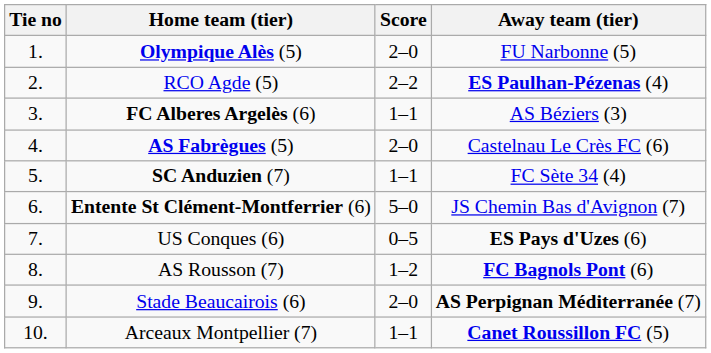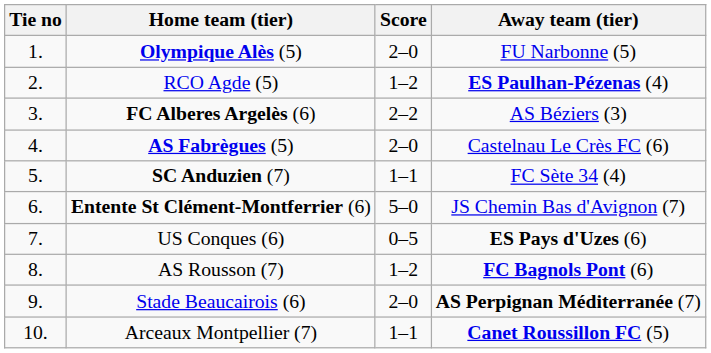(403, 82) 2–2 -> (403, 82) 1–2
(403, 113) 1–1 -> (403, 113) 2–2
